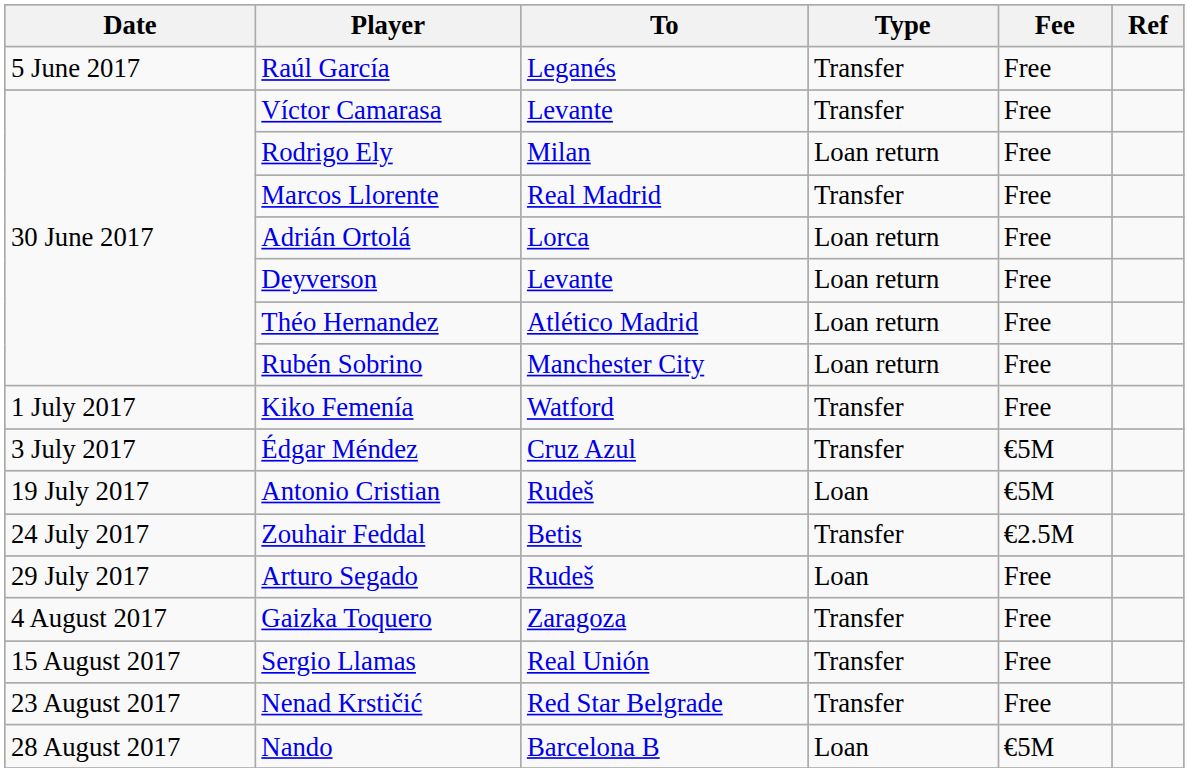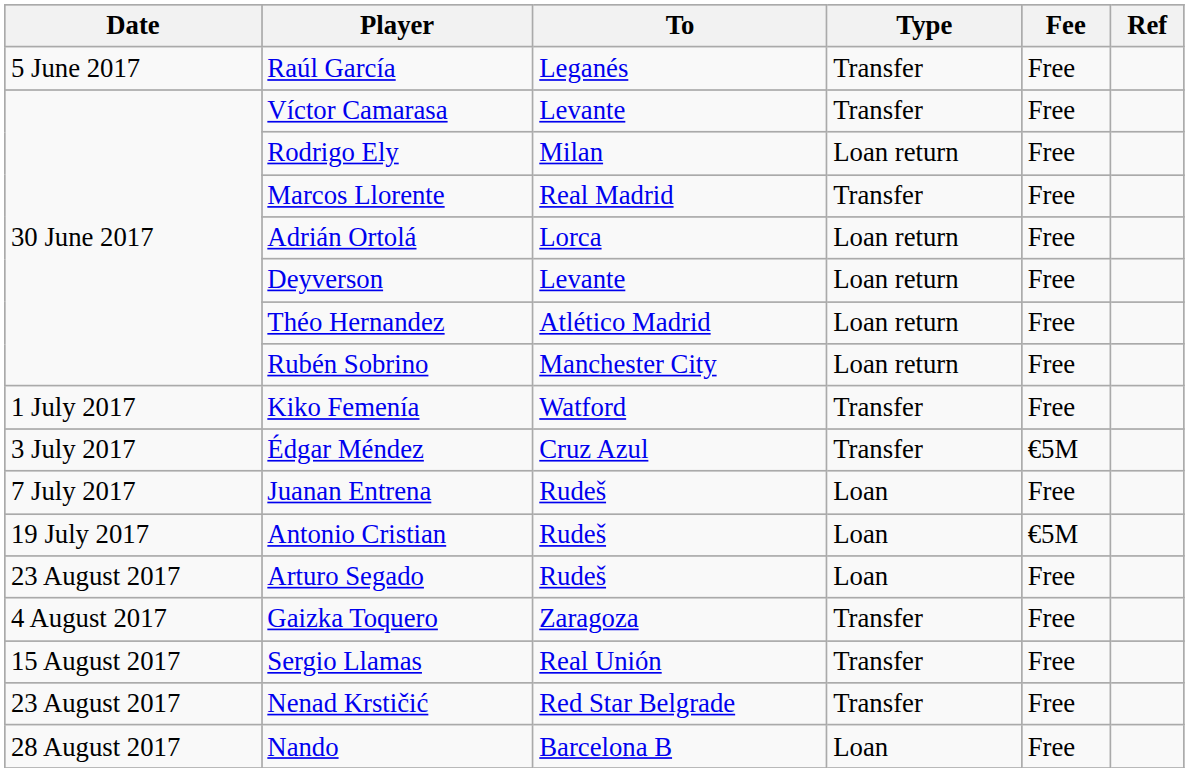+ row: (349, 491)
- row: (343, 534)
(80, 576) 29 July 2017 -> (96, 576) 23 August 2017
(1029, 746) €5M -> (1051, 746) Free
